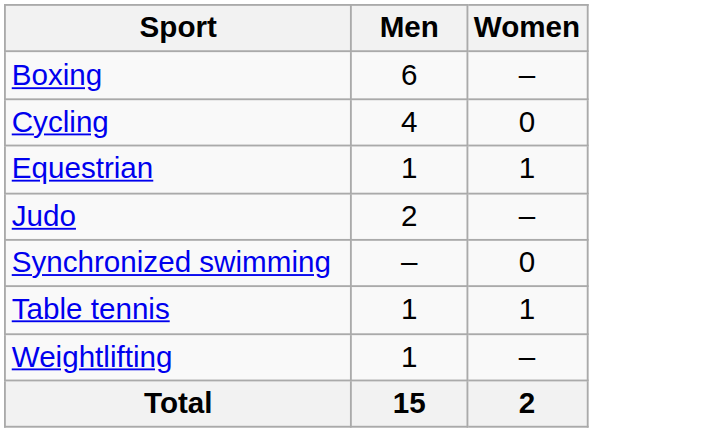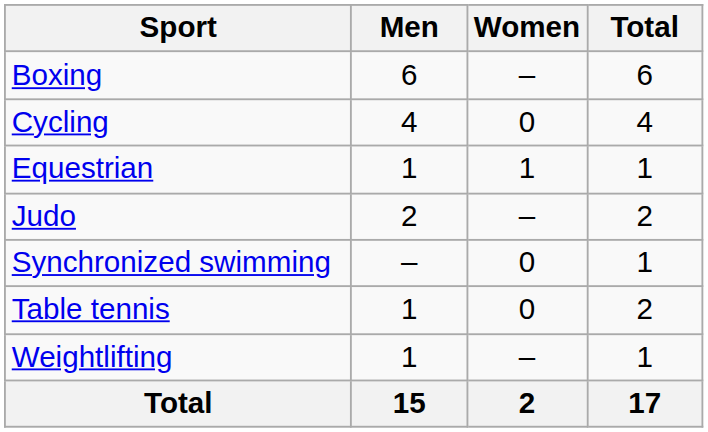+ column: (645, 27)
(527, 309) 1 -> (527, 309) 0
